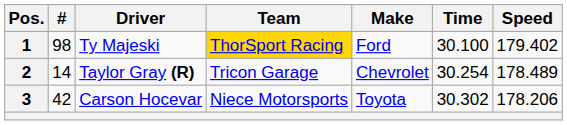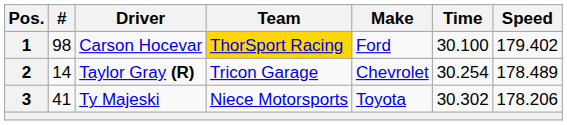(119, 45) Ty Majeski -> (141, 45) Carson Hocevar
(62, 99) 42 -> (62, 99) 41
(141, 99) Carson Hocevar -> (119, 99) Ty Majeski
